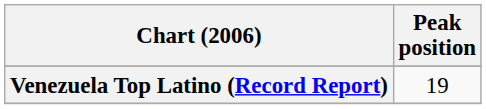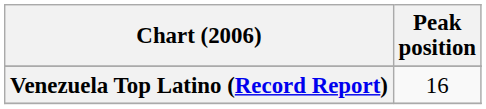(437, 84) 19 -> (437, 84) 16
